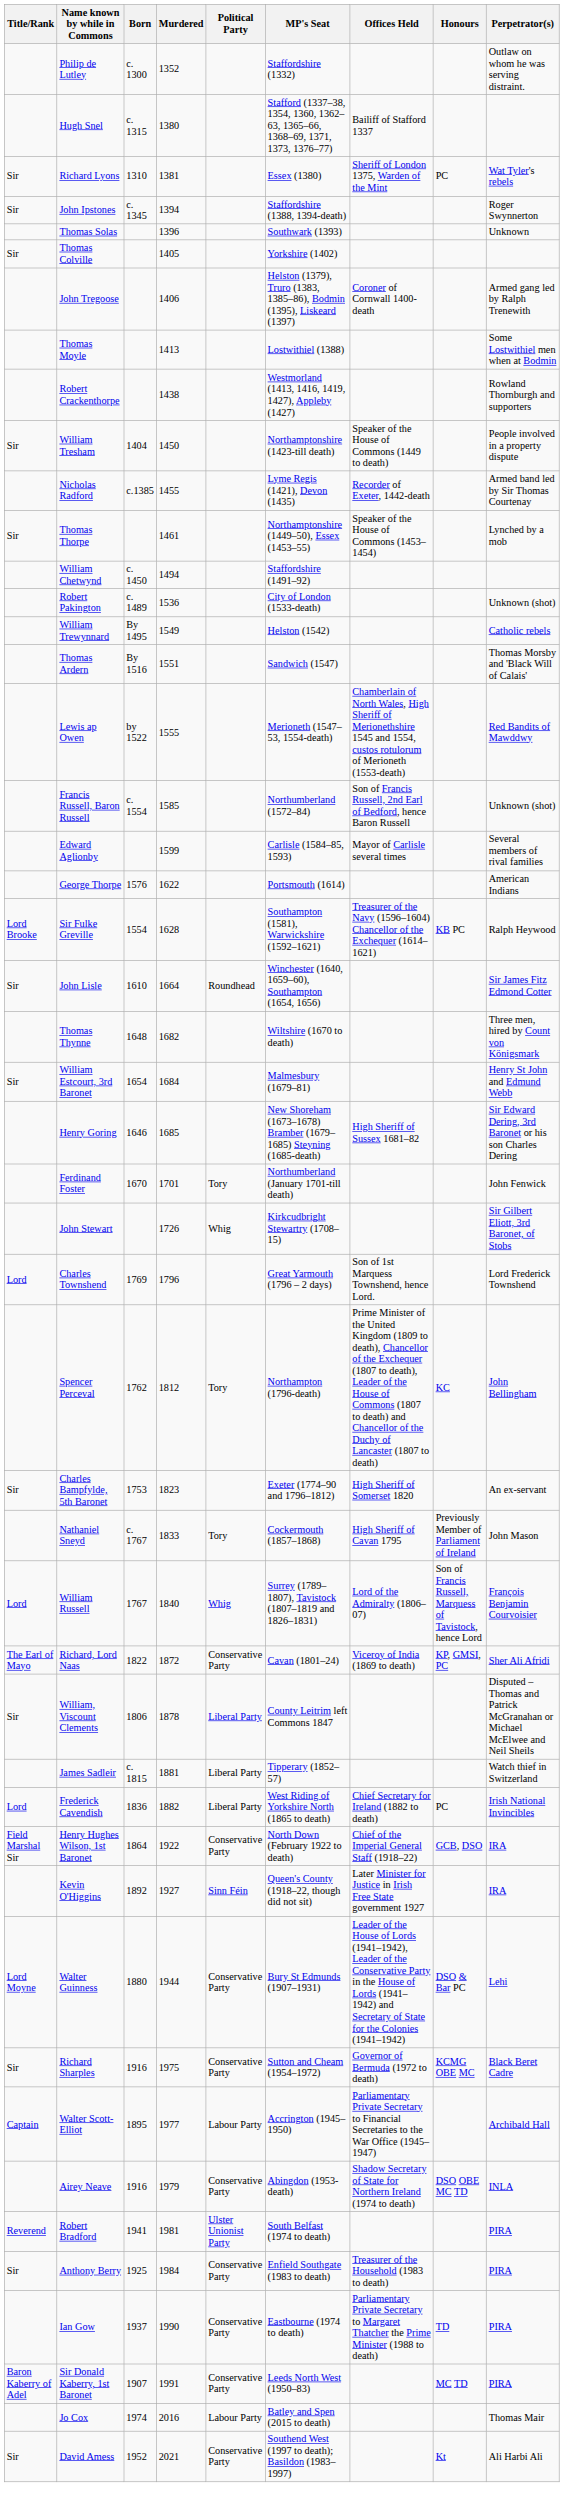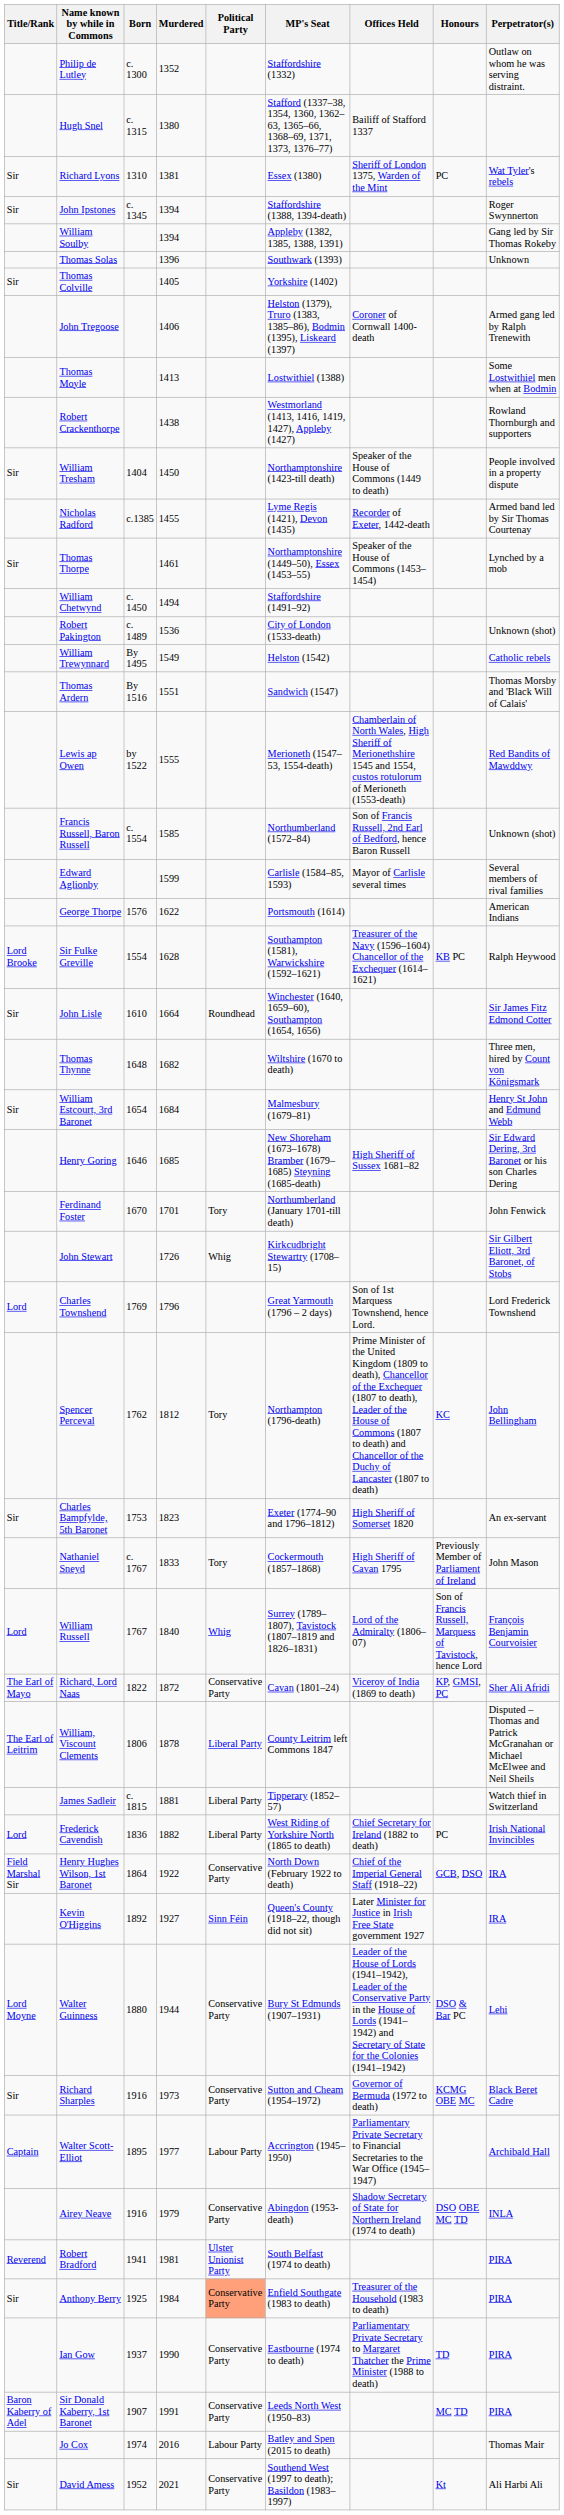+ row: (76, 237)
(13, 1716) Sir -> (30, 1744) The Earl of Leitrim
(169, 2067) 1975 -> (169, 2095) 1973
(235, 2270) no background -> (235, 2298) lightsalmon background
